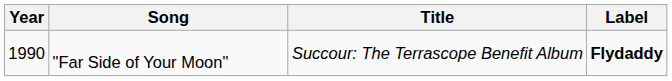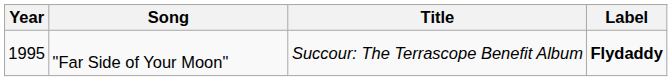(27, 52) 1990 -> (27, 52) 1995
